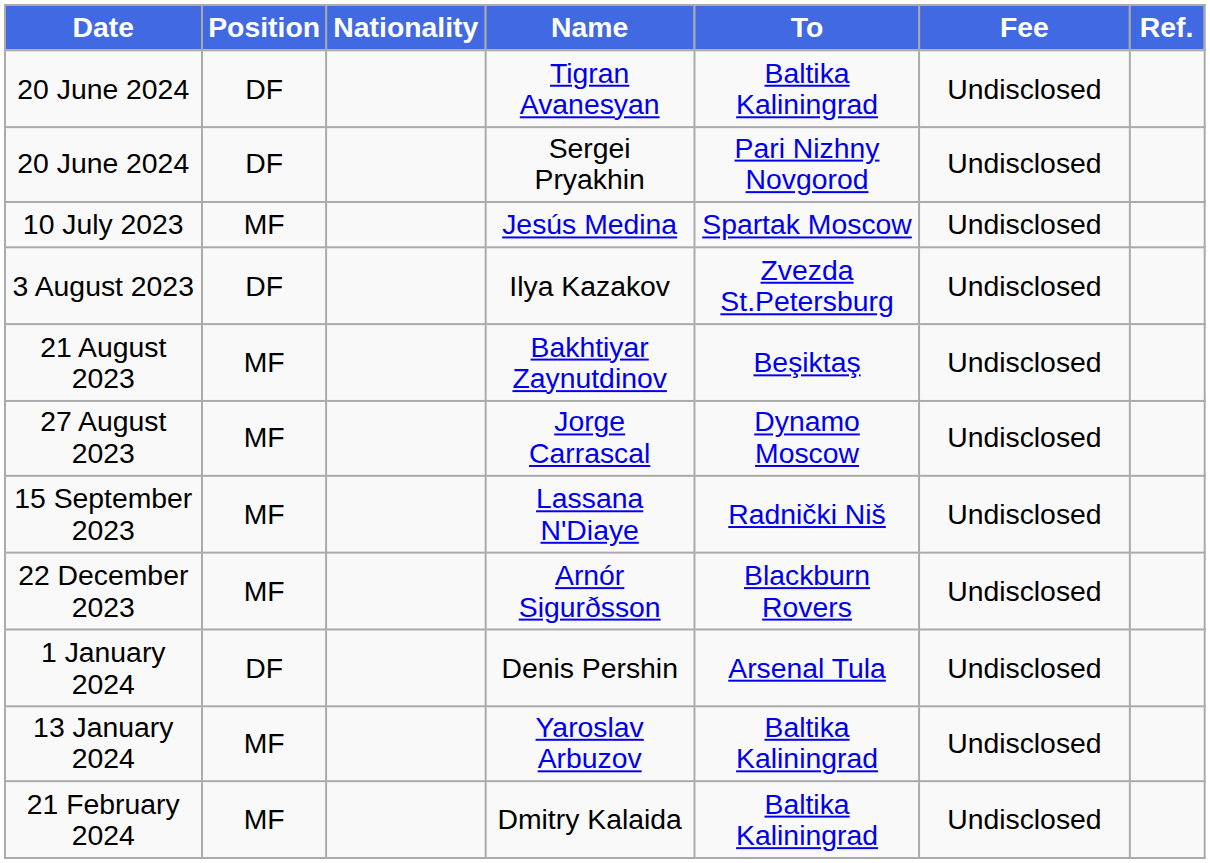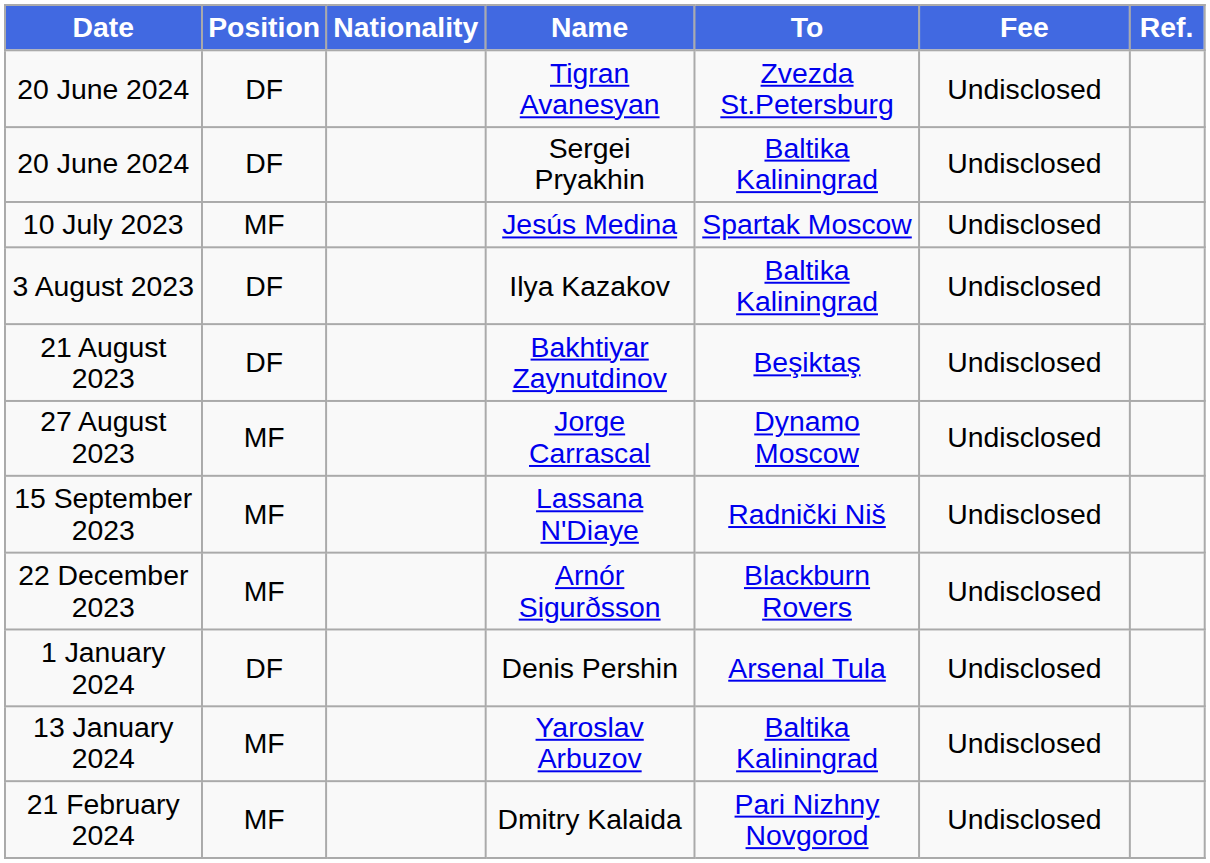(807, 88) Baltika Kaliningrad -> (807, 88) Zvezda St.Petersburg
(807, 165) Pari Nizhny Novgorod -> (807, 165) Baltika Kaliningrad
(807, 286) Zvezda St.Petersburg -> (807, 286) Baltika Kaliningrad
(264, 362) MF -> (264, 362) DF
(807, 820) Baltika Kaliningrad -> (807, 820) Pari Nizhny Novgorod
